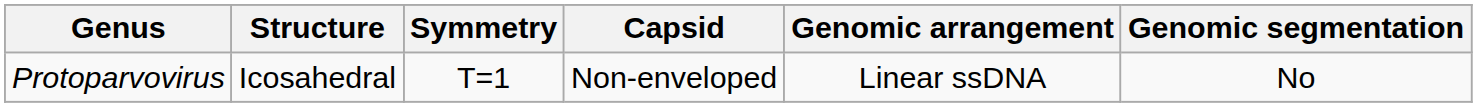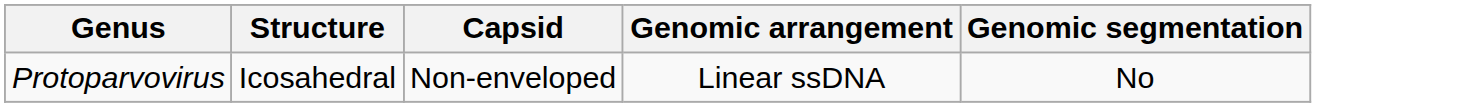- column: (484, 28)
